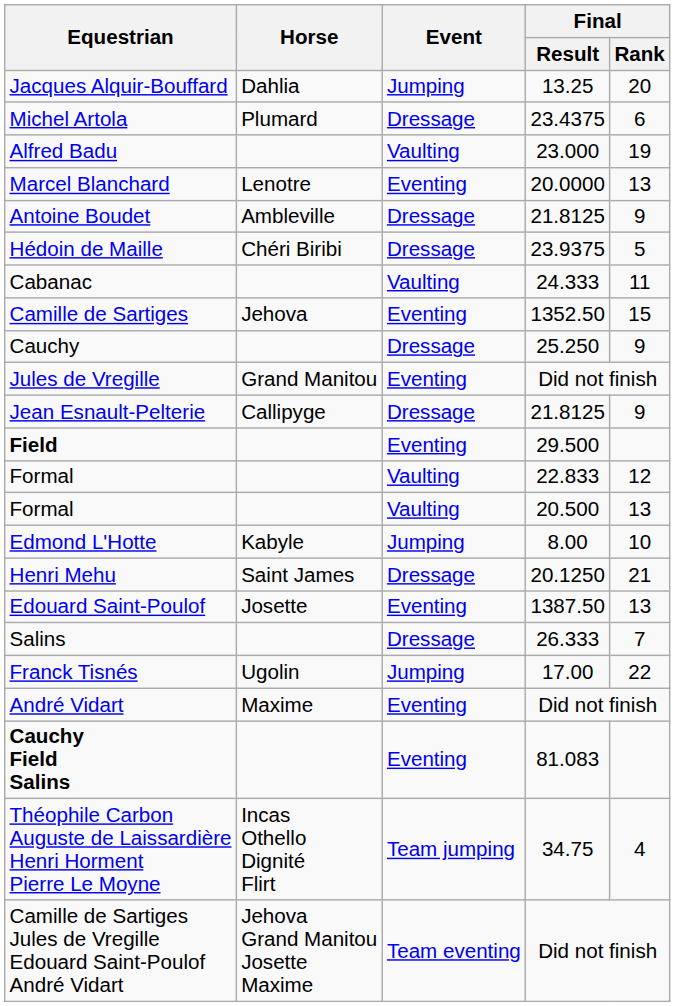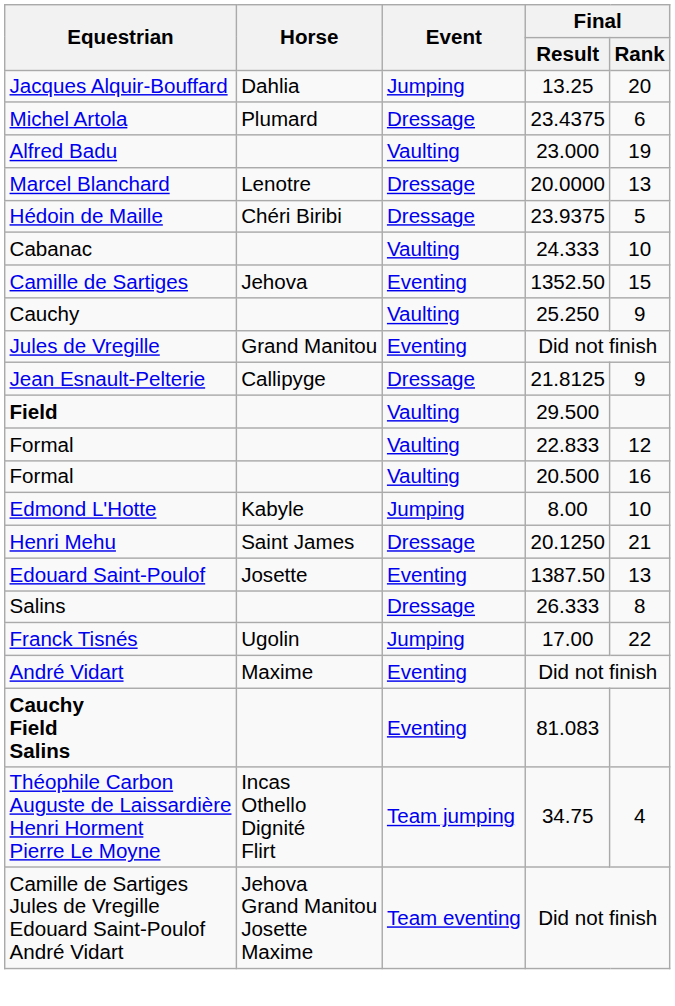(427, 184) Eventing -> (431, 184) Dressage
- row: (80, 217)
(640, 282) 11 -> (640, 249) 10
(431, 347) Dressage -> (423, 314) Vaulting
(427, 444) Eventing -> (423, 412) Vaulting
(640, 509) 13 -> (640, 477) 16
(640, 639) 7 -> (640, 607) 8
